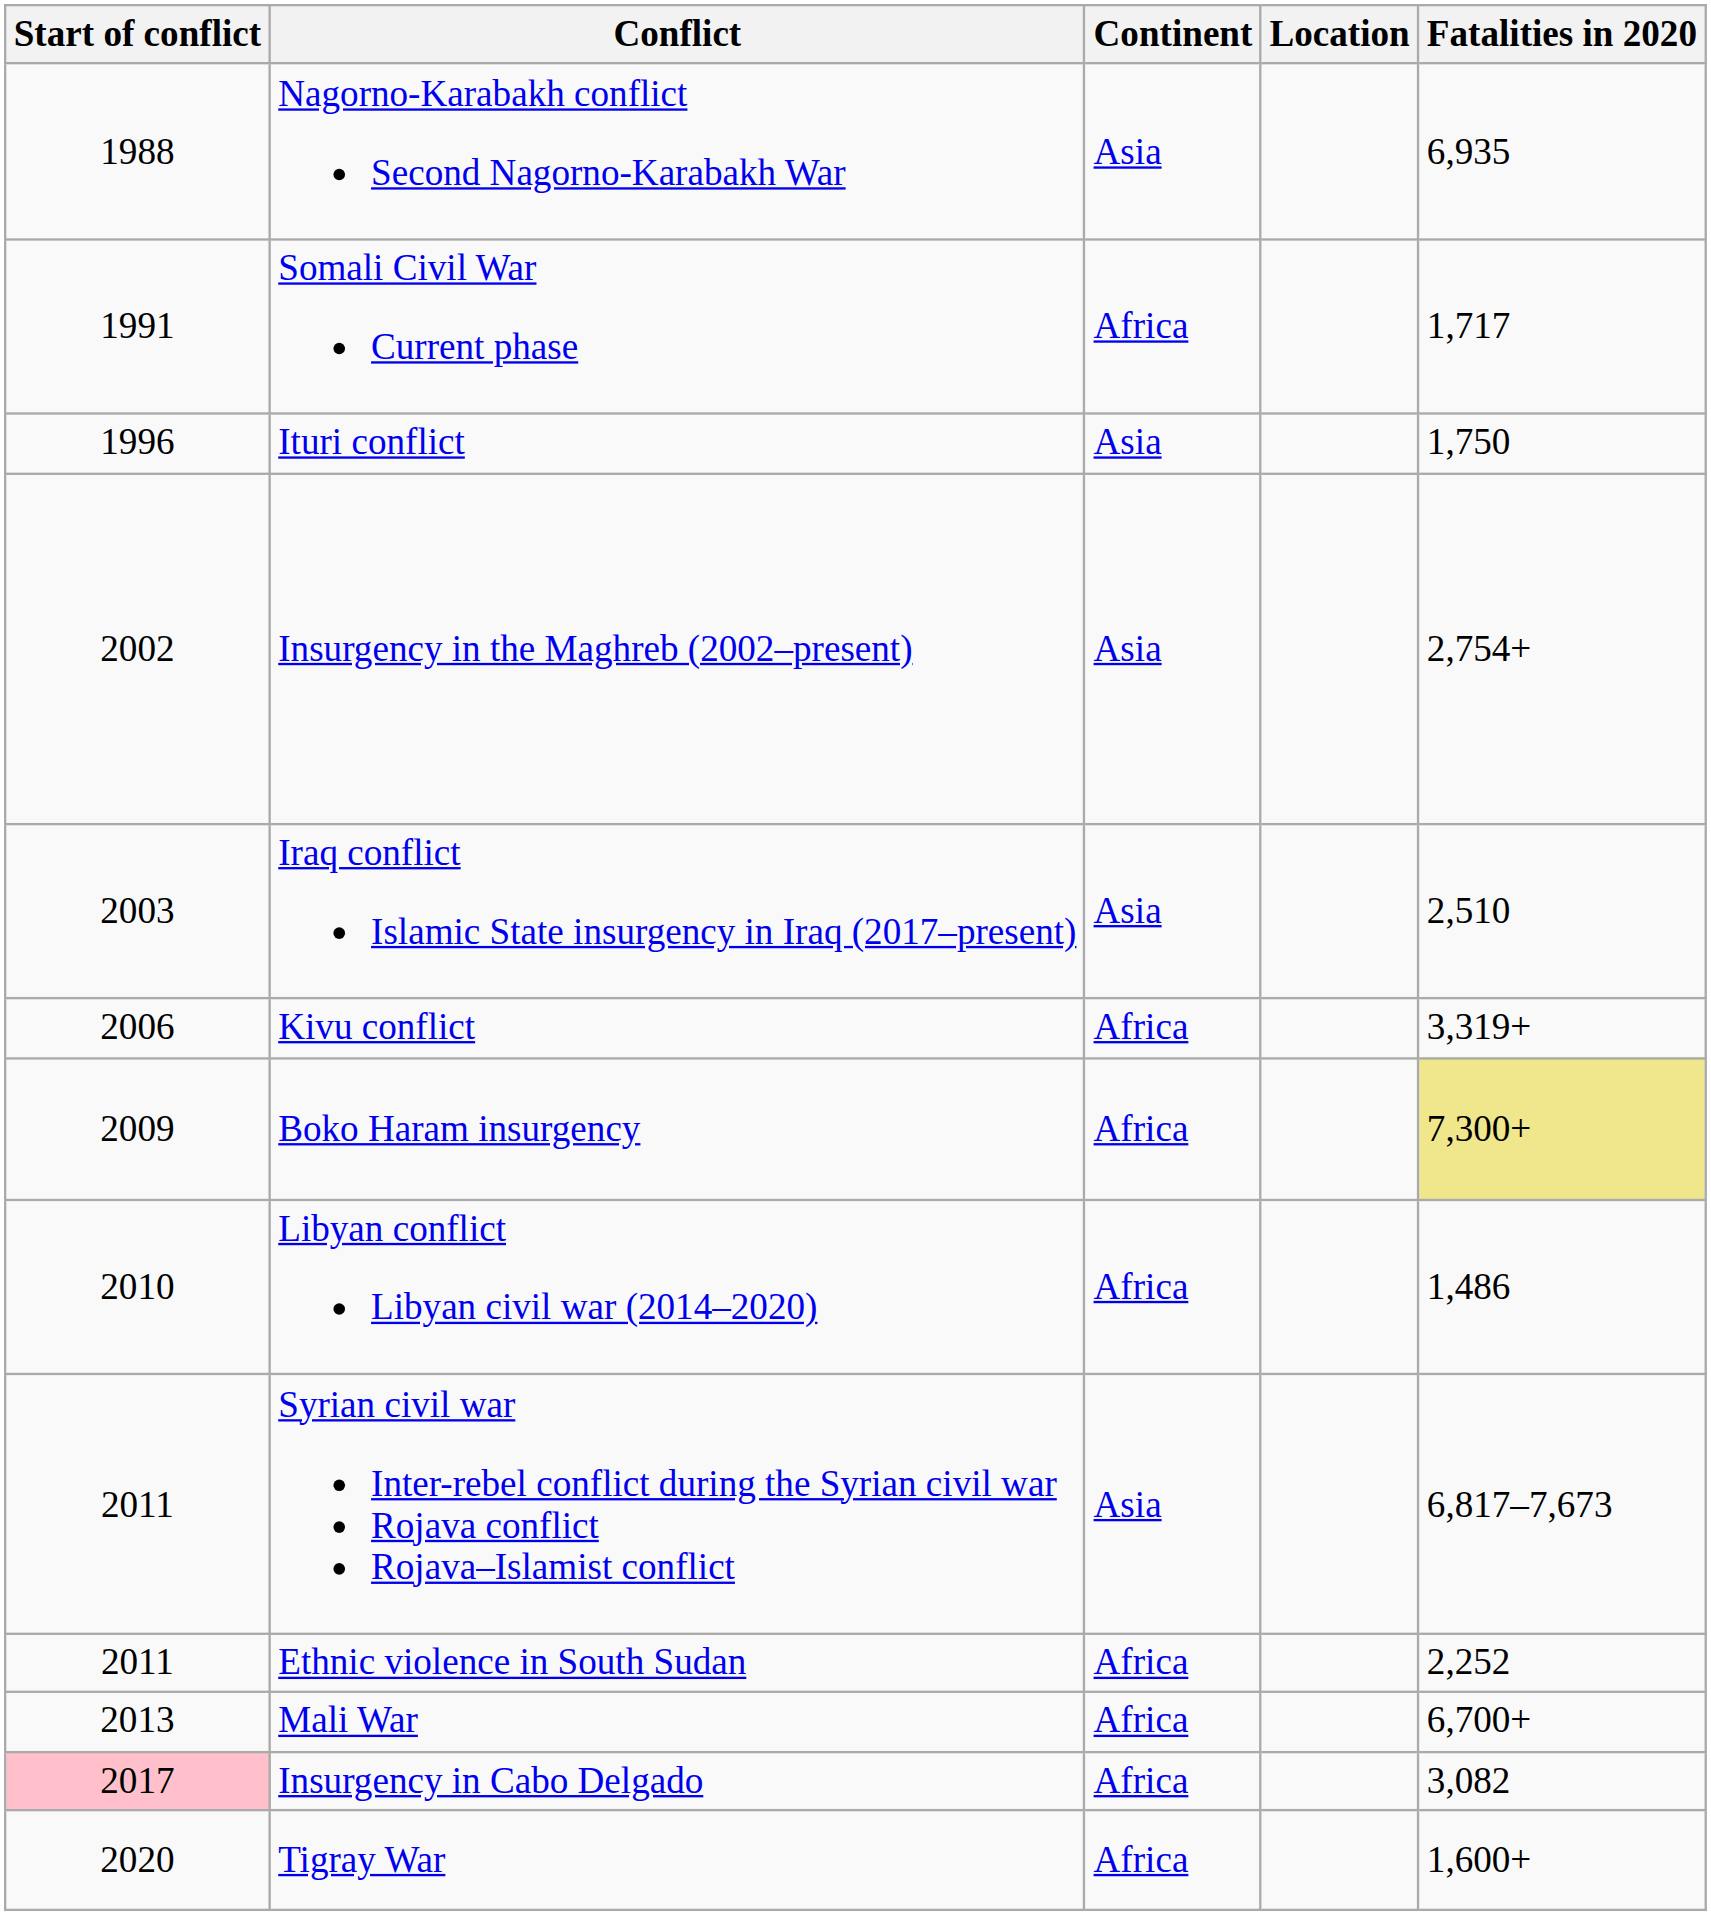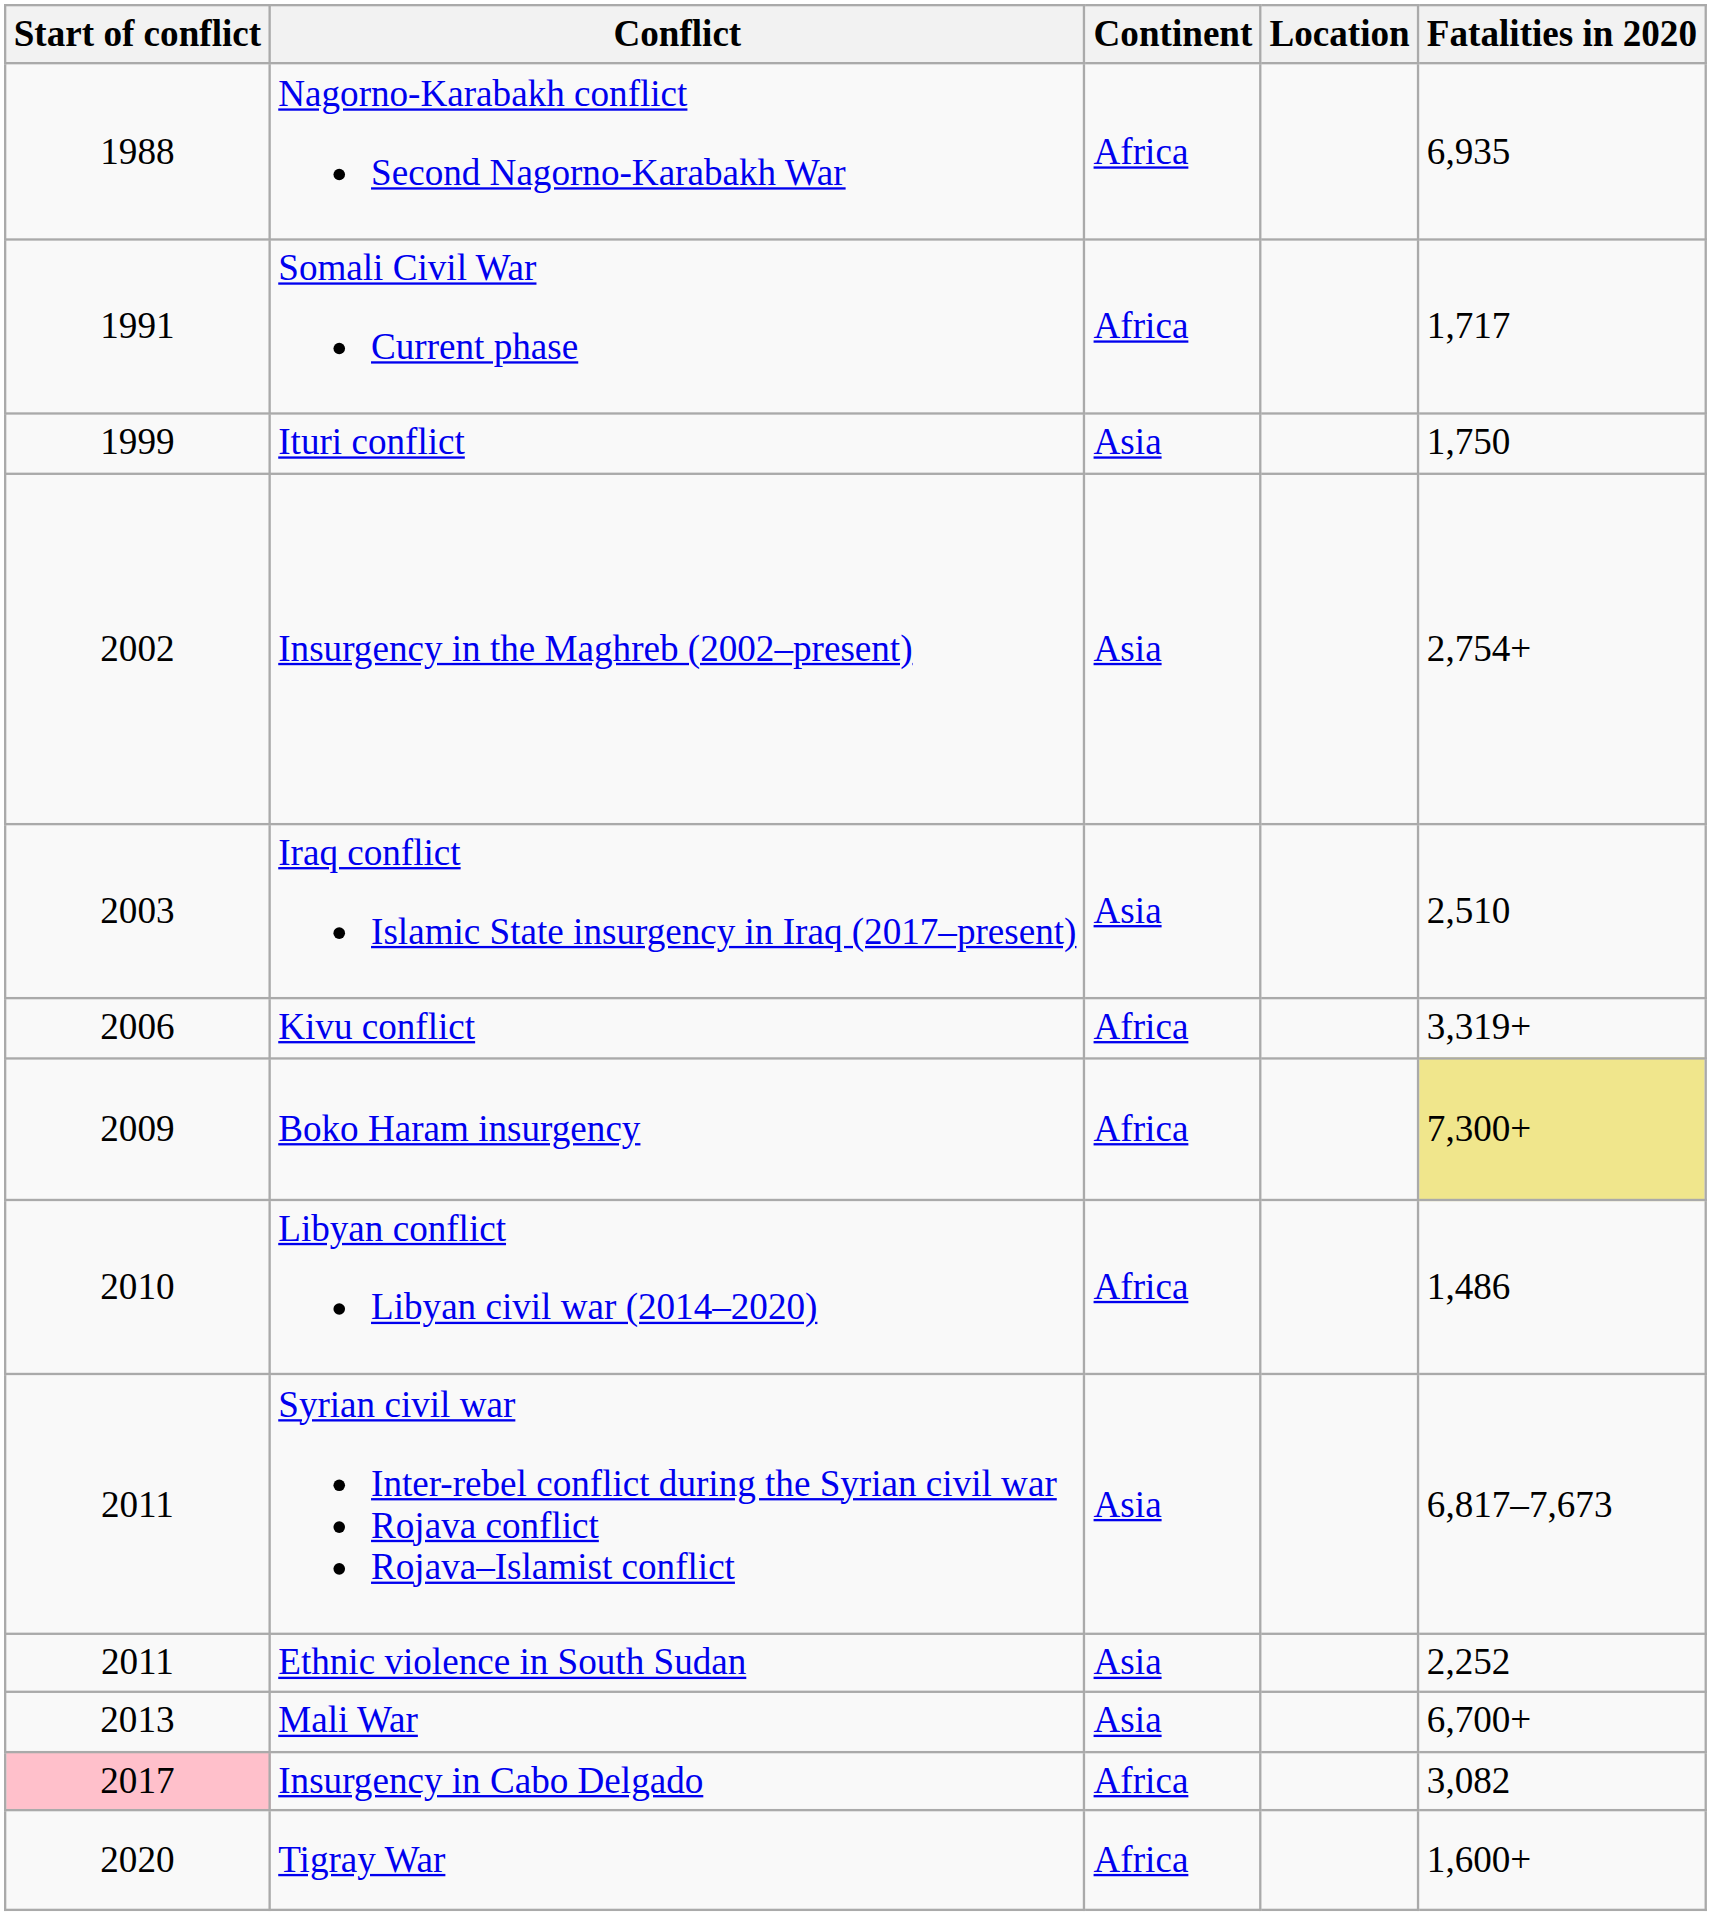(1128, 150) Asia -> (1141, 150) Africa
(137, 442) 1996 -> (137, 442) 1999
(1141, 1661) Africa -> (1128, 1661) Asia
(1141, 1720) Africa -> (1128, 1720) Asia
